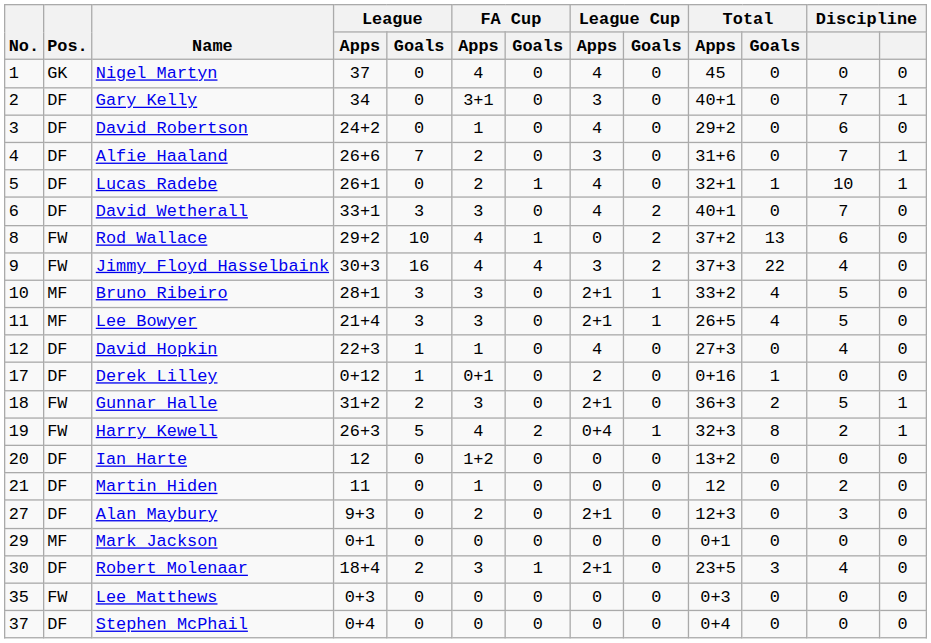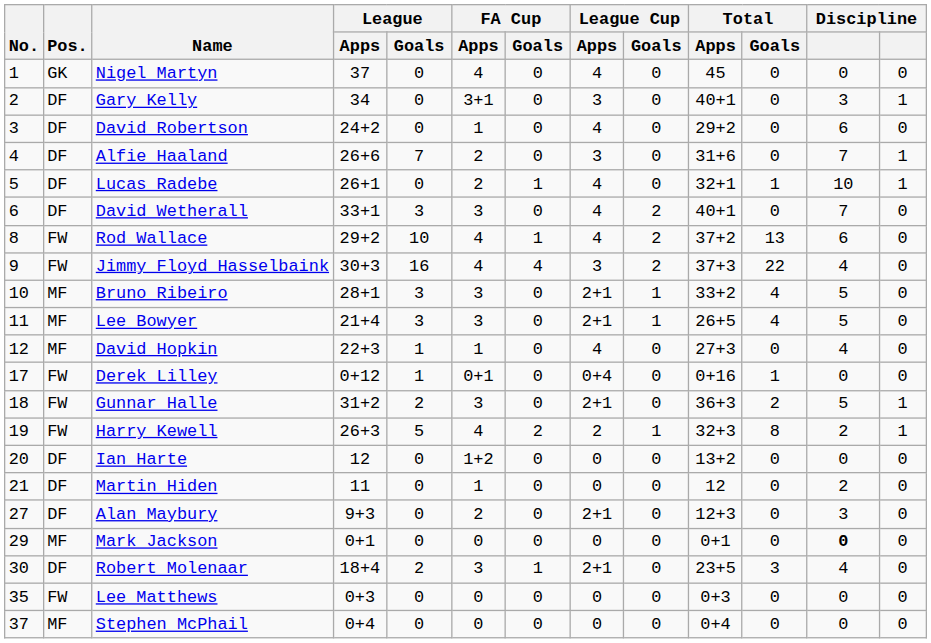(843, 101) 7 -> (843, 101) 3
(597, 239) 0 -> (597, 239) 4
(57, 349) DF -> (57, 349) MF
(57, 376) DF -> (57, 376) FW
(597, 376) 2 -> (597, 376) 0+4
(597, 432) 0+4 -> (597, 432) 2
(843, 542) normal -> (843, 542) bold
(57, 624) DF -> (57, 624) MF
